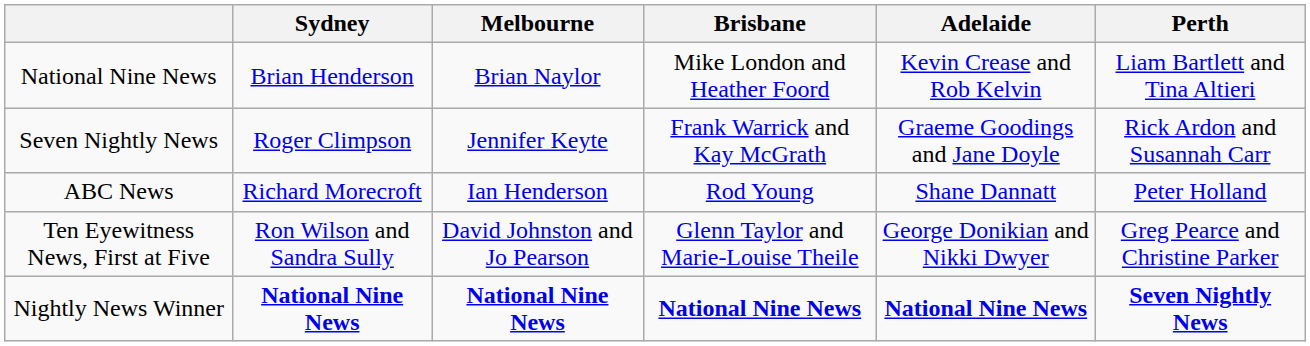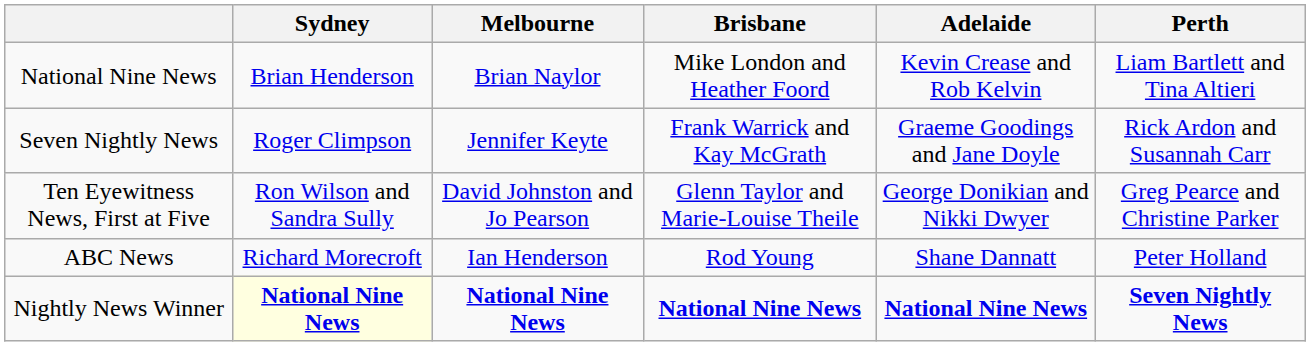rows swapped: (119, 243) <-> (119, 191)
(332, 308) no background -> (332, 308) lightyellow background
